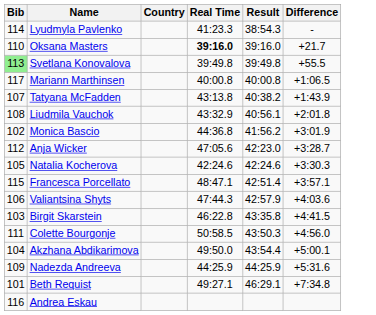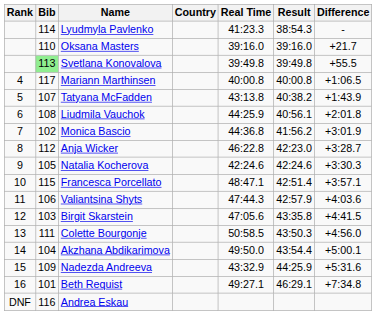+ column: (20, 13)
(215, 47) bold -> (246, 47) normal
(215, 115) 43:32.9 -> (246, 115) 44:25.9
(215, 149) 47:05.6 -> (246, 149) 46:22.8
(215, 217) 46:22.8 -> (246, 217) 47:05.6
(215, 268) 44:25.9 -> (246, 268) 43:32.9
